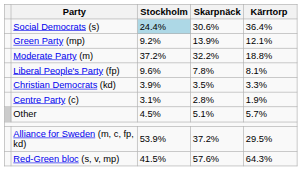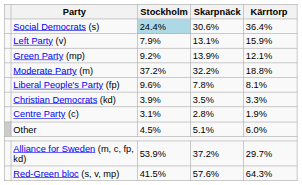+ row: (40, 41)
(256, 115) 5.7% -> (256, 129) 6.0%
(259, 139) 29.5% -> (259, 153) 29.7%
